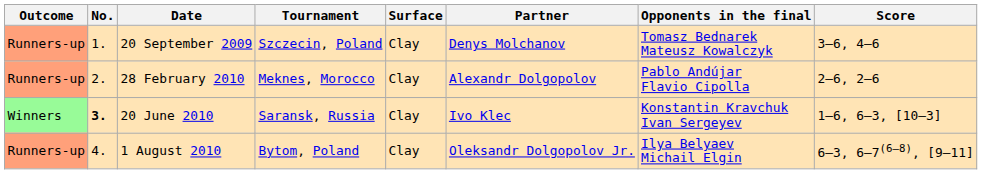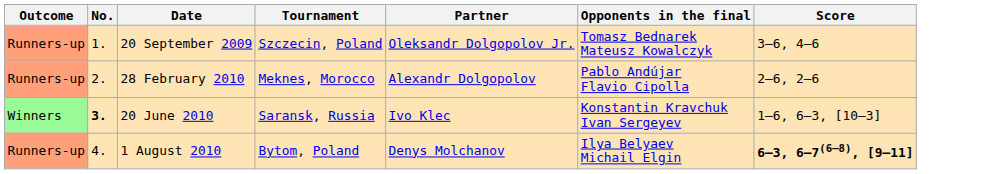- column: (416, 15)
(507, 43) Denys Molchanov -> (482, 43) Oleksandr Dolgopolov Jr.
(542, 151) Oleksandr Dolgopolov Jr. -> (447, 151) Denys Molchanov
(896, 151) normal -> (835, 151) bold
